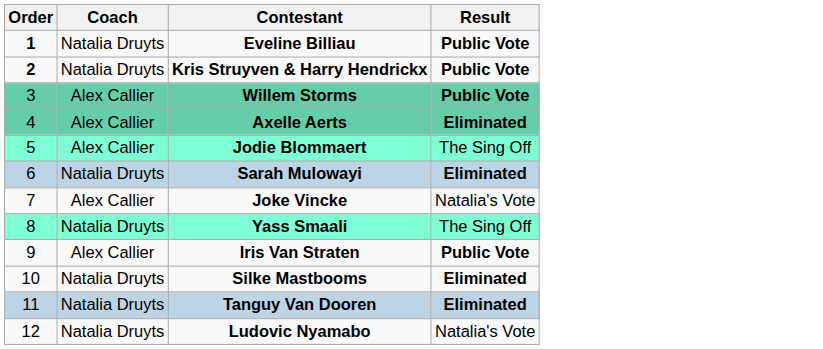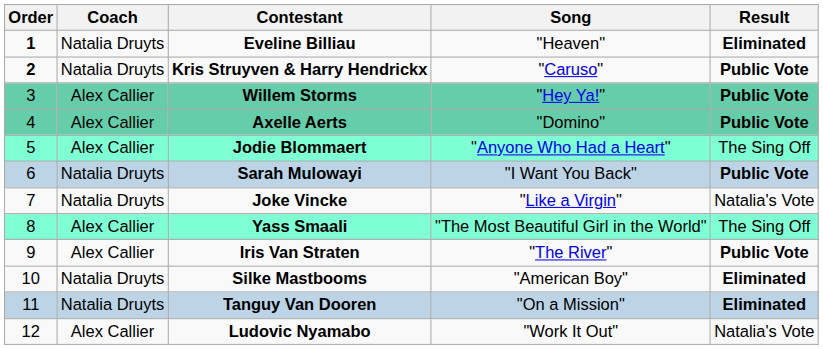+ column: (571, 17)
(485, 43) Public Vote -> (764, 43) Eliminated
(485, 122) Eliminated -> (764, 122) Public Vote
(485, 174) Eliminated -> (764, 174) Public Vote
(113, 200) Alex Callier -> (113, 200) Natalia Druyts
(113, 226) Natalia Druyts -> (113, 226) Alex Callier
(113, 331) Natalia Druyts -> (113, 331) Alex Callier
